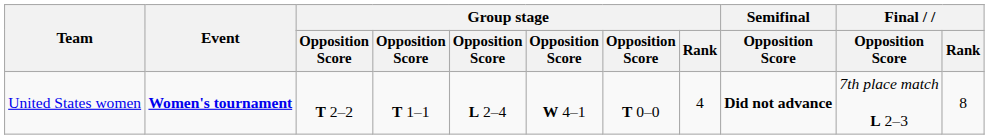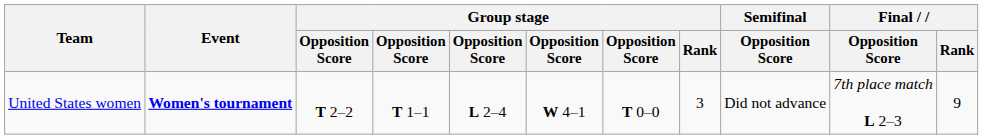(700, 103) 4 -> (700, 103) 3
(778, 103) bold -> (775, 103) normal
(963, 103) 8 -> (957, 103) 9
